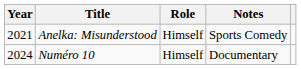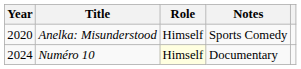(20, 34) 2021 -> (20, 34) 2020
(183, 54) no background -> (183, 54) lightyellow background
